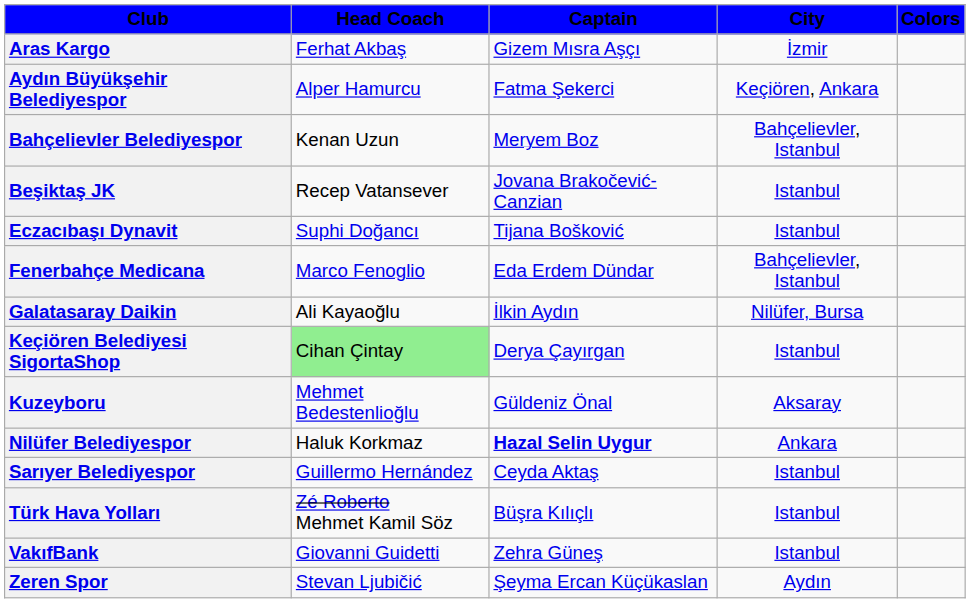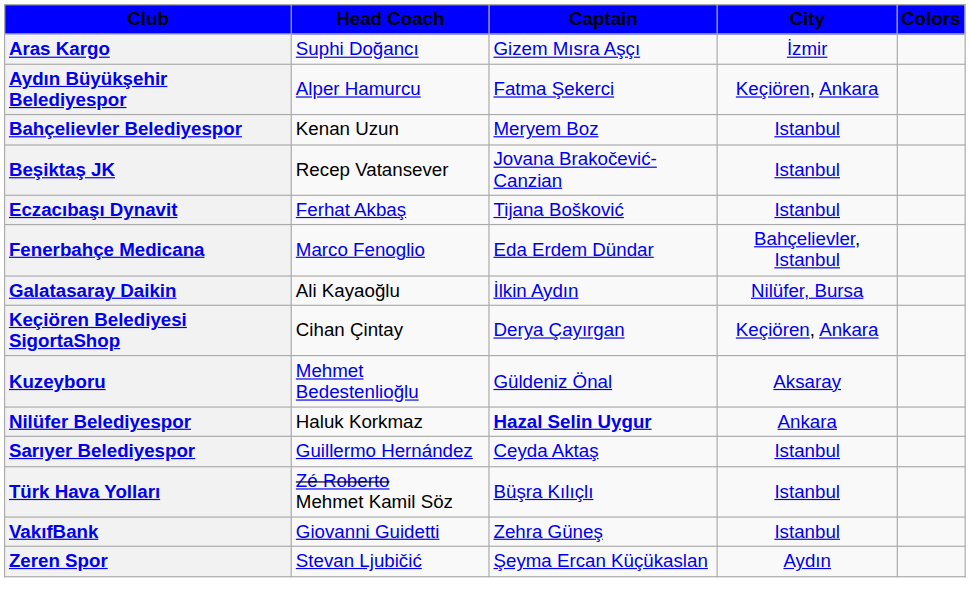(351, 49) Ferhat Akbaş -> (357, 49) Suphi Doğancı
(807, 140) Bahçelievler, Istanbul -> (807, 129) Istanbul
(357, 230) Suphi Doğancı -> (351, 209) Ferhat Akbaş
(349, 351) lightgreen background -> (349, 330) no background
(807, 351) Istanbul -> (807, 330) Keçiören, Ankara
